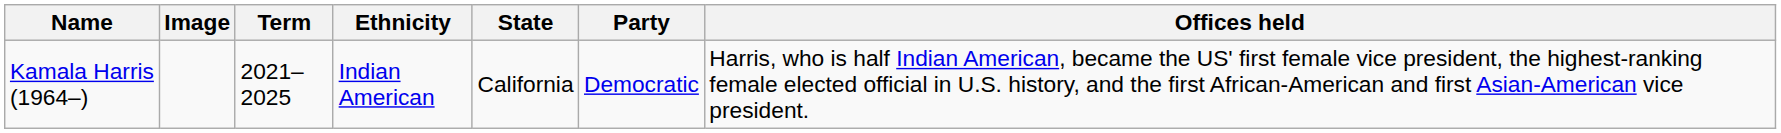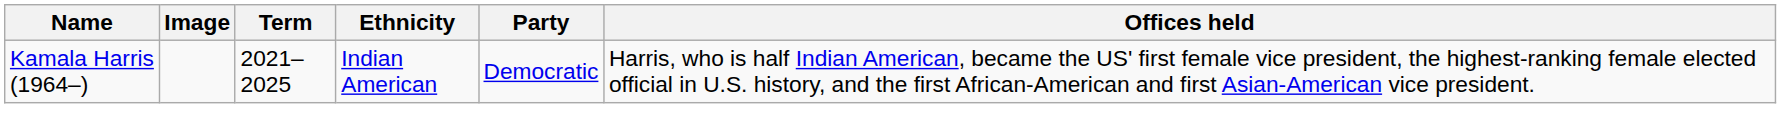- column: (526, 22)
